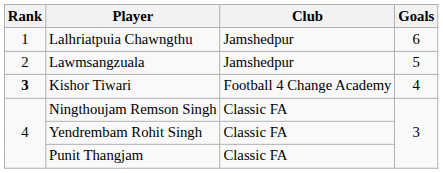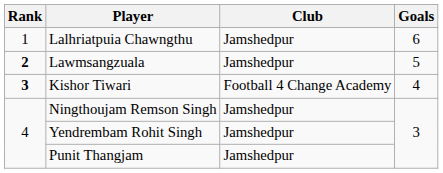(25, 62) normal -> (25, 62) bold
(255, 109) Classic FA -> (259, 109) Jamshedpur
(255, 132) Classic FA -> (259, 132) Jamshedpur
(255, 156) Classic FA -> (259, 156) Jamshedpur
